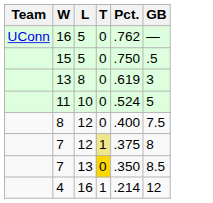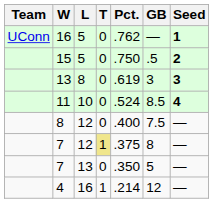+ column: (189, 15)
(150, 101) 5 -> (156, 101) 8.5
(103, 166) gold background -> (103, 166) no background
(156, 166) 8.5 -> (150, 166) 5
